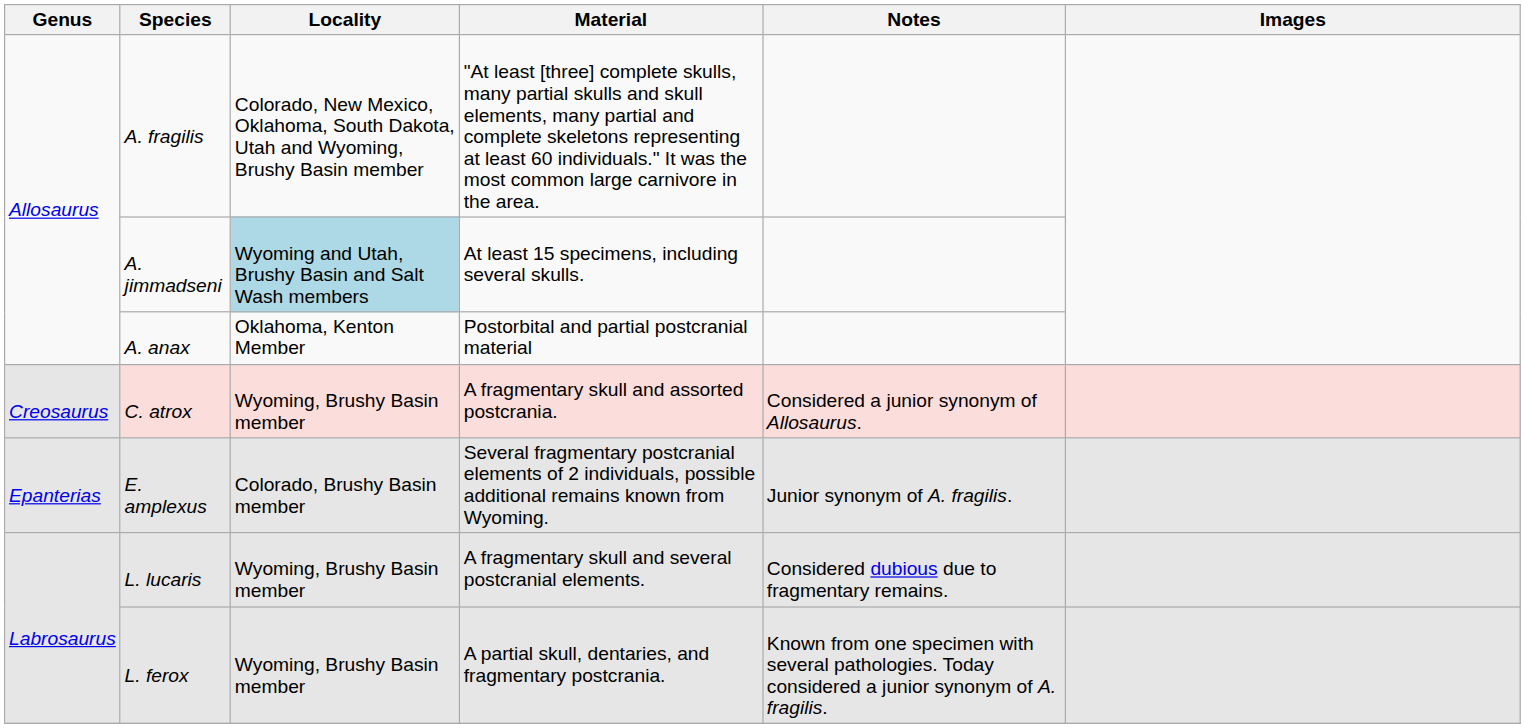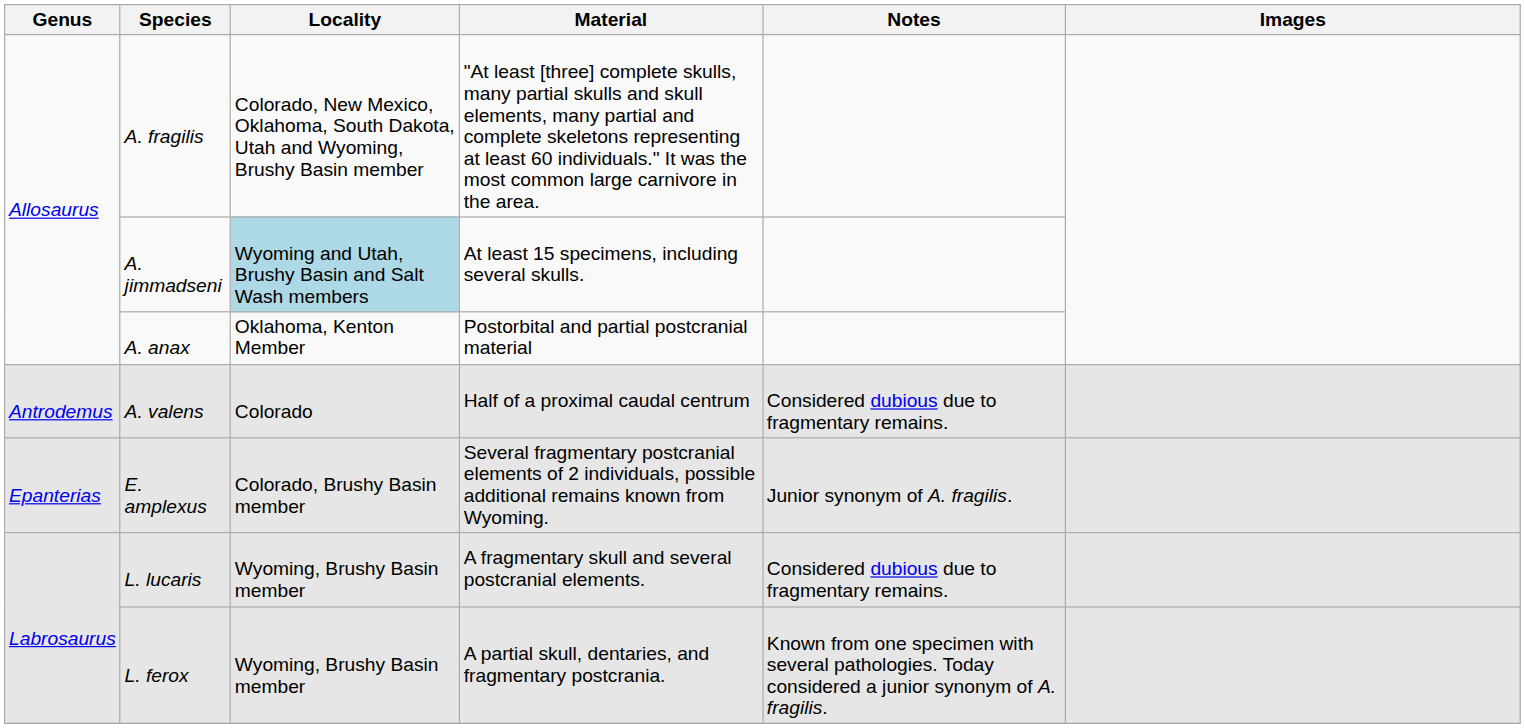+ row: (164, 411)
- row: (158, 411)
